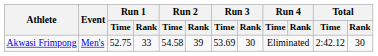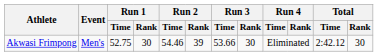(146, 43) 33 -> (146, 43) 30
(172, 43) 54.58 -> (172, 43) 54.46
(224, 43) 53.69 -> (224, 43) 53.66
